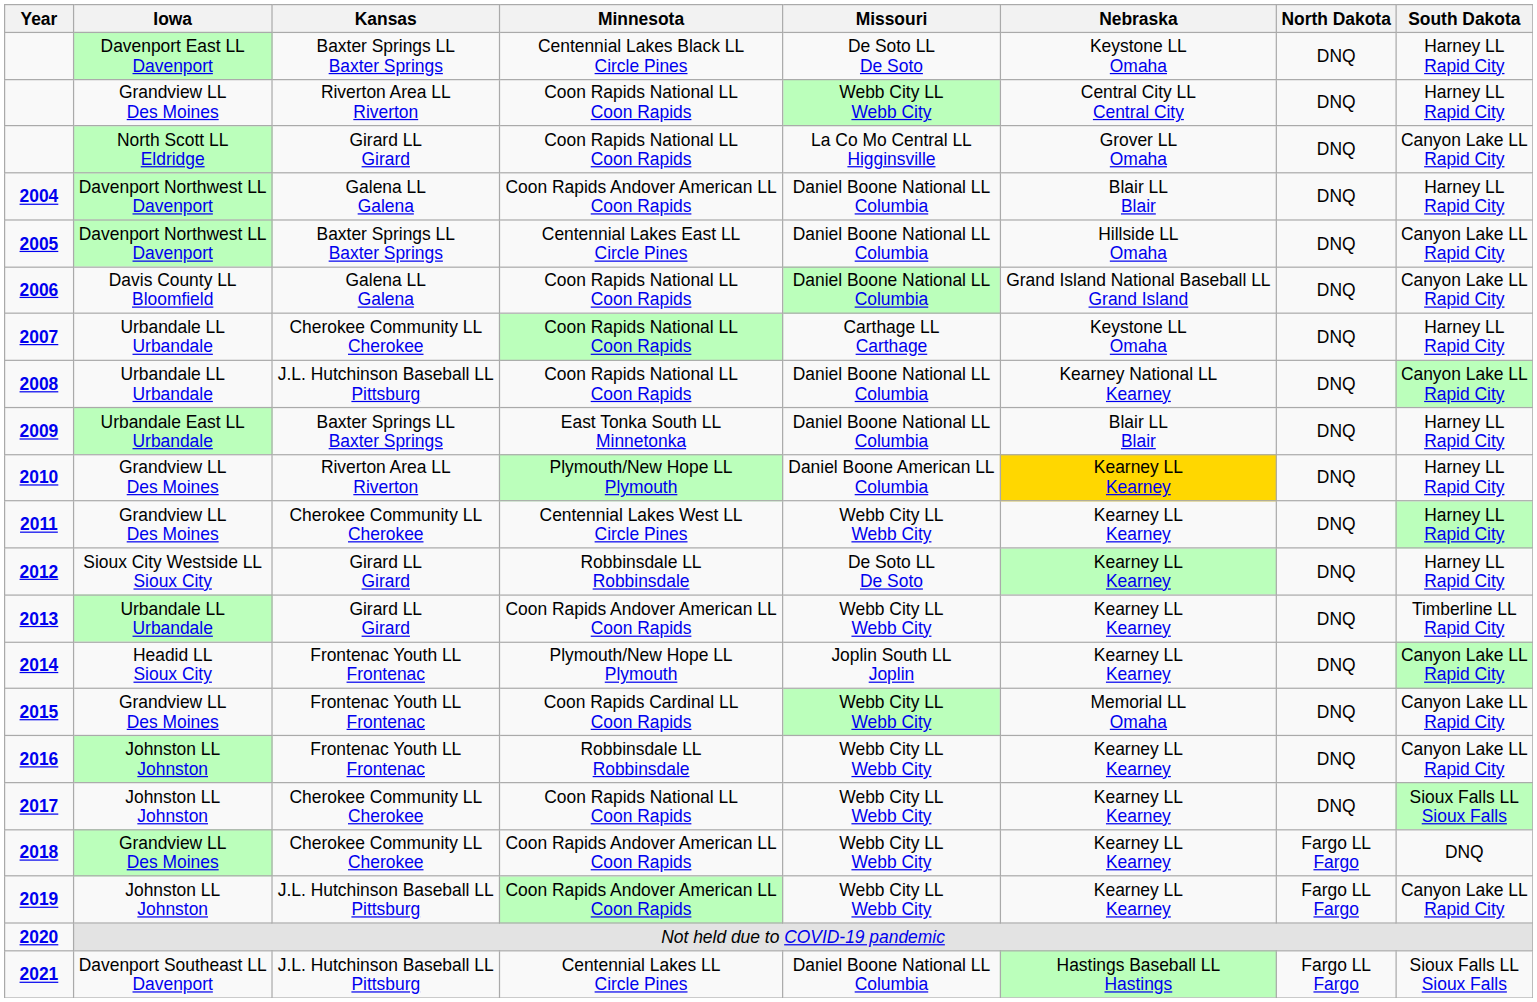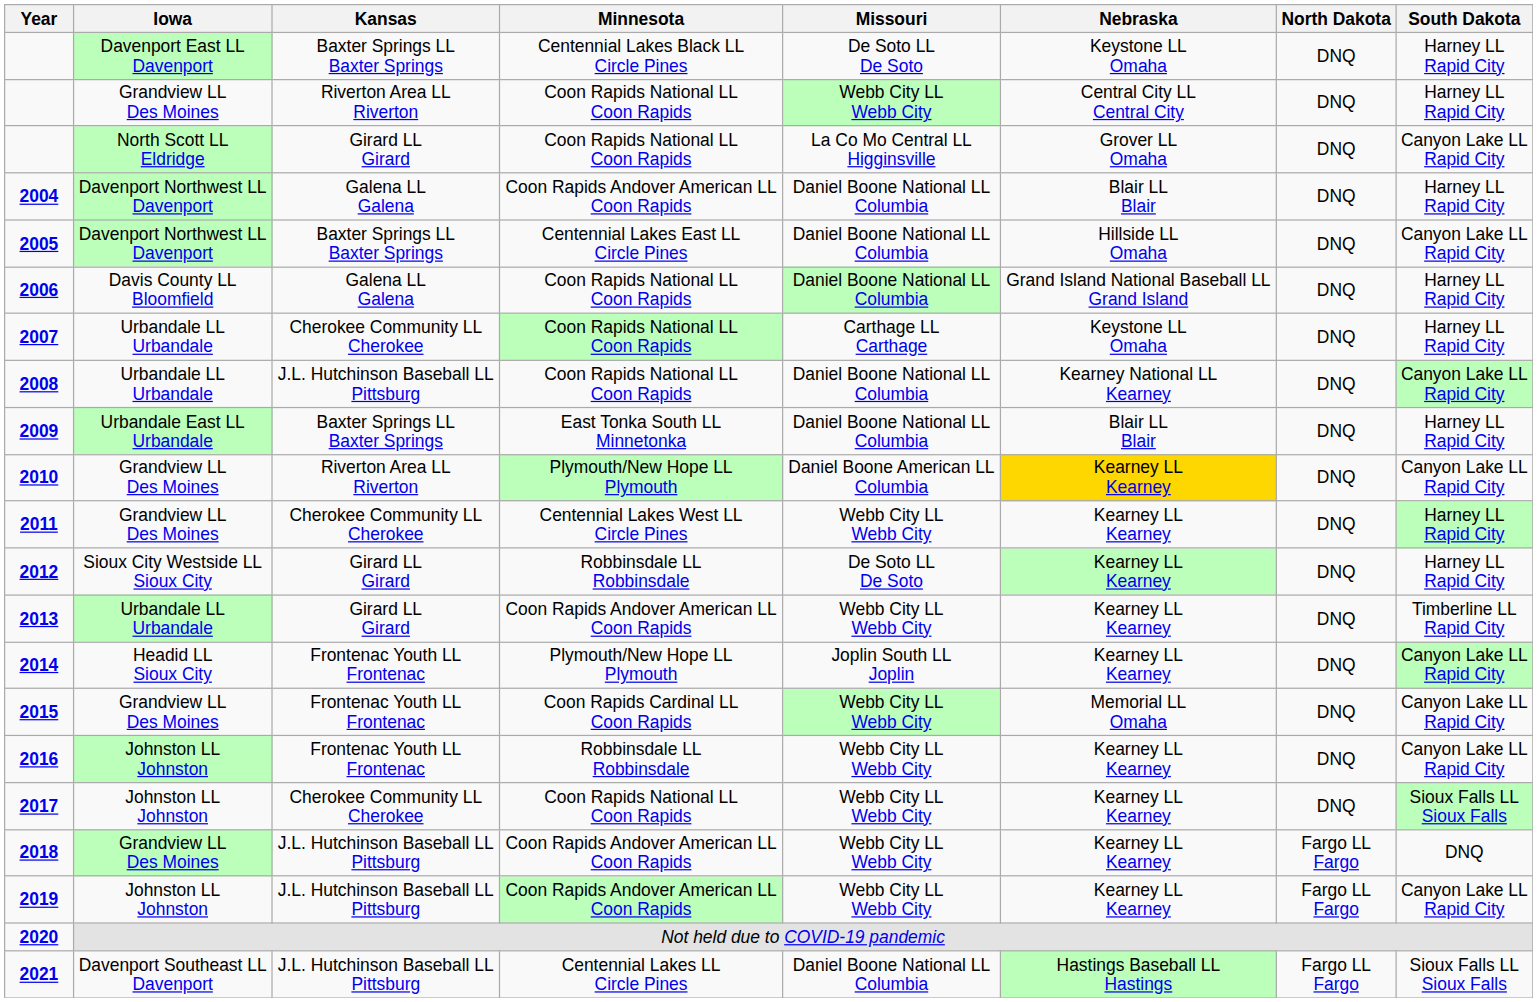(1464, 290) Canyon Lake LL Rapid City -> (1464, 290) Harney LL Rapid City
(1464, 478) Harney LL Rapid City -> (1464, 478) Canyon Lake LL Rapid City
(386, 853) Cherokee Community LL Cherokee -> (386, 853) J.L. Hutchinson Baseball LL Pittsburg
